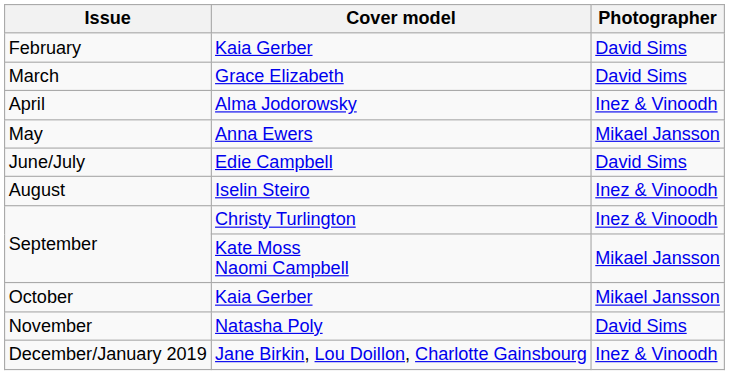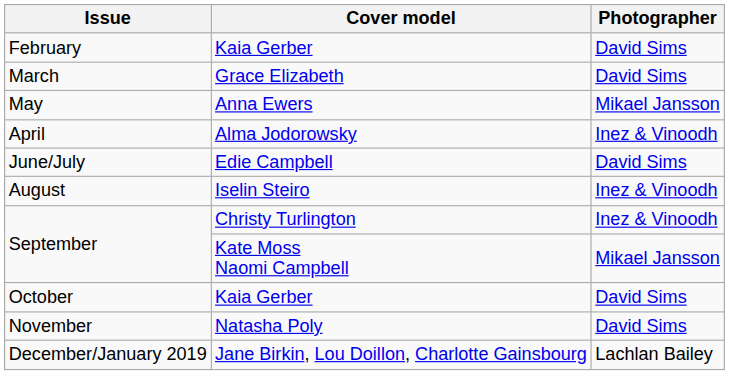rows swapped: (27, 104) <-> (26, 133)
(658, 297) Mikael Jansson -> (641, 297) David Sims
(656, 354) Inez & Vinoodh -> (654, 354) Lachlan Bailey
